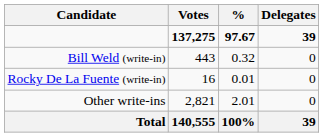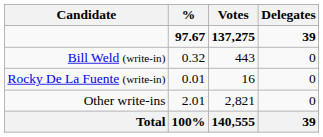columns swapped: (193, 15) <-> (238, 15)
